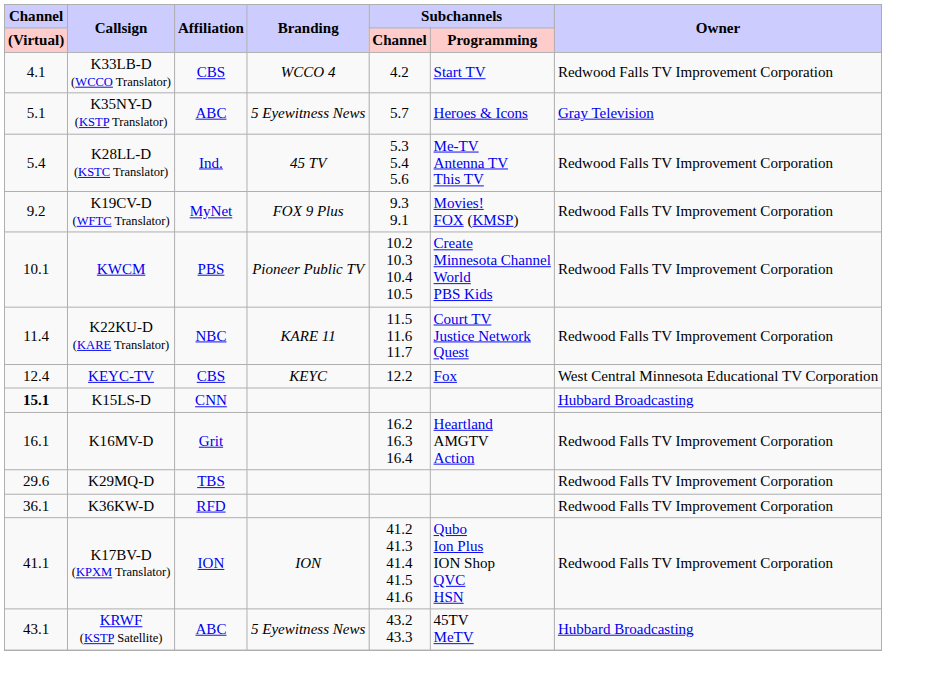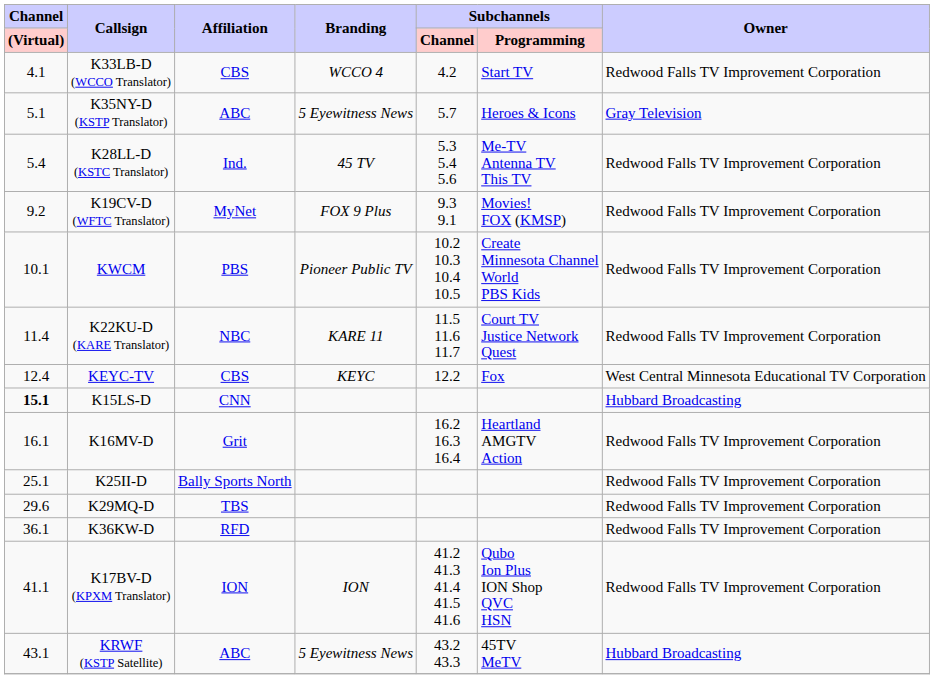+ row: (121, 481)
